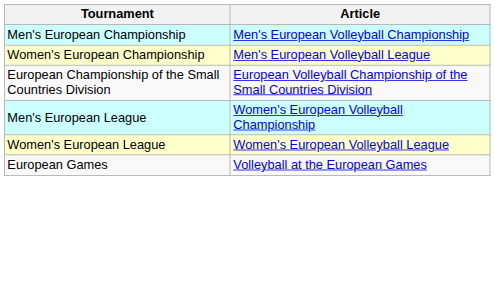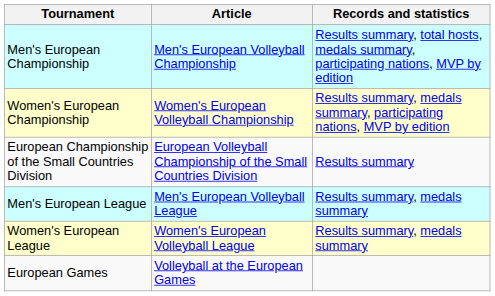+ column: (401, 14)
(332, 55) Men's European Volleyball League -> (224, 112) Women's European Volleyball Championship
(318, 117) Women's European Volleyball Championship -> (229, 203) Men's European Volleyball League
